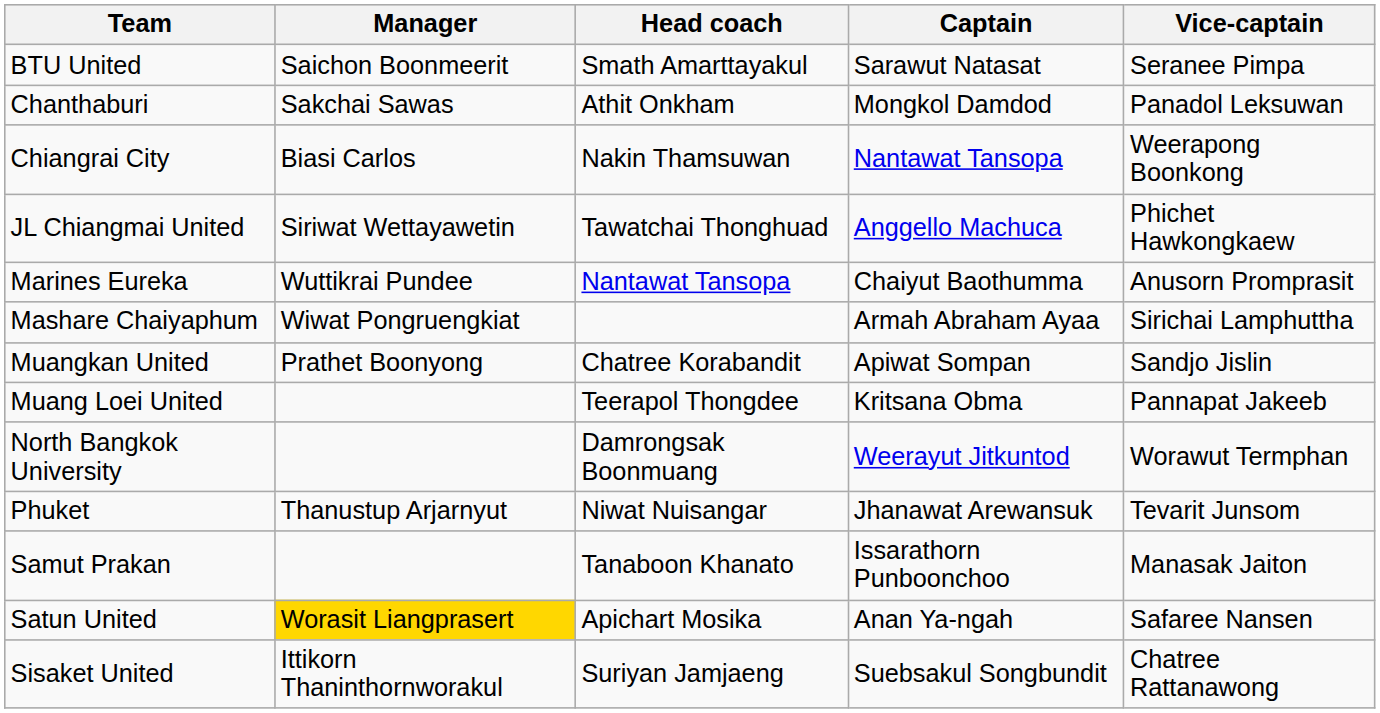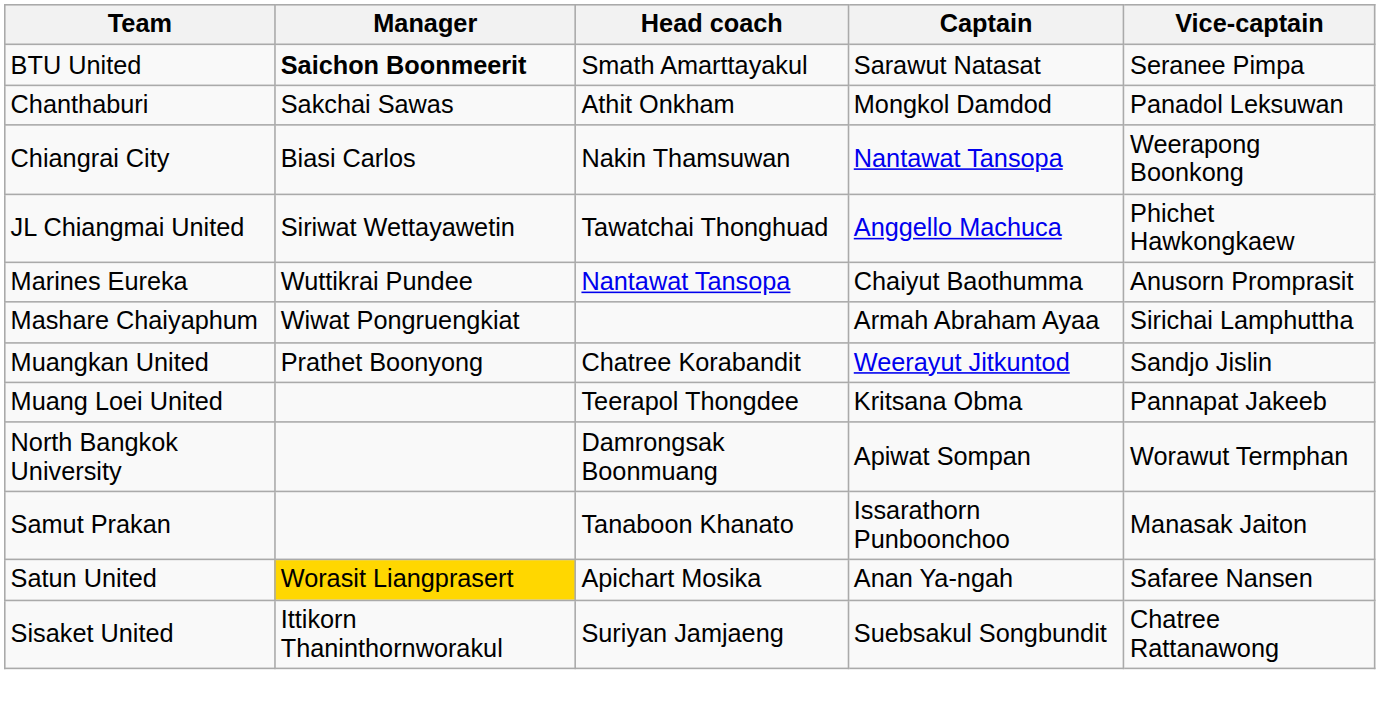(395, 64) normal -> (404, 64) bold
(942, 362) Apiwat Sompan -> (962, 362) Weerayut Jitkuntod
(962, 456) Weerayut Jitkuntod -> (942, 456) Apiwat Sompan
- row: (50, 510)
